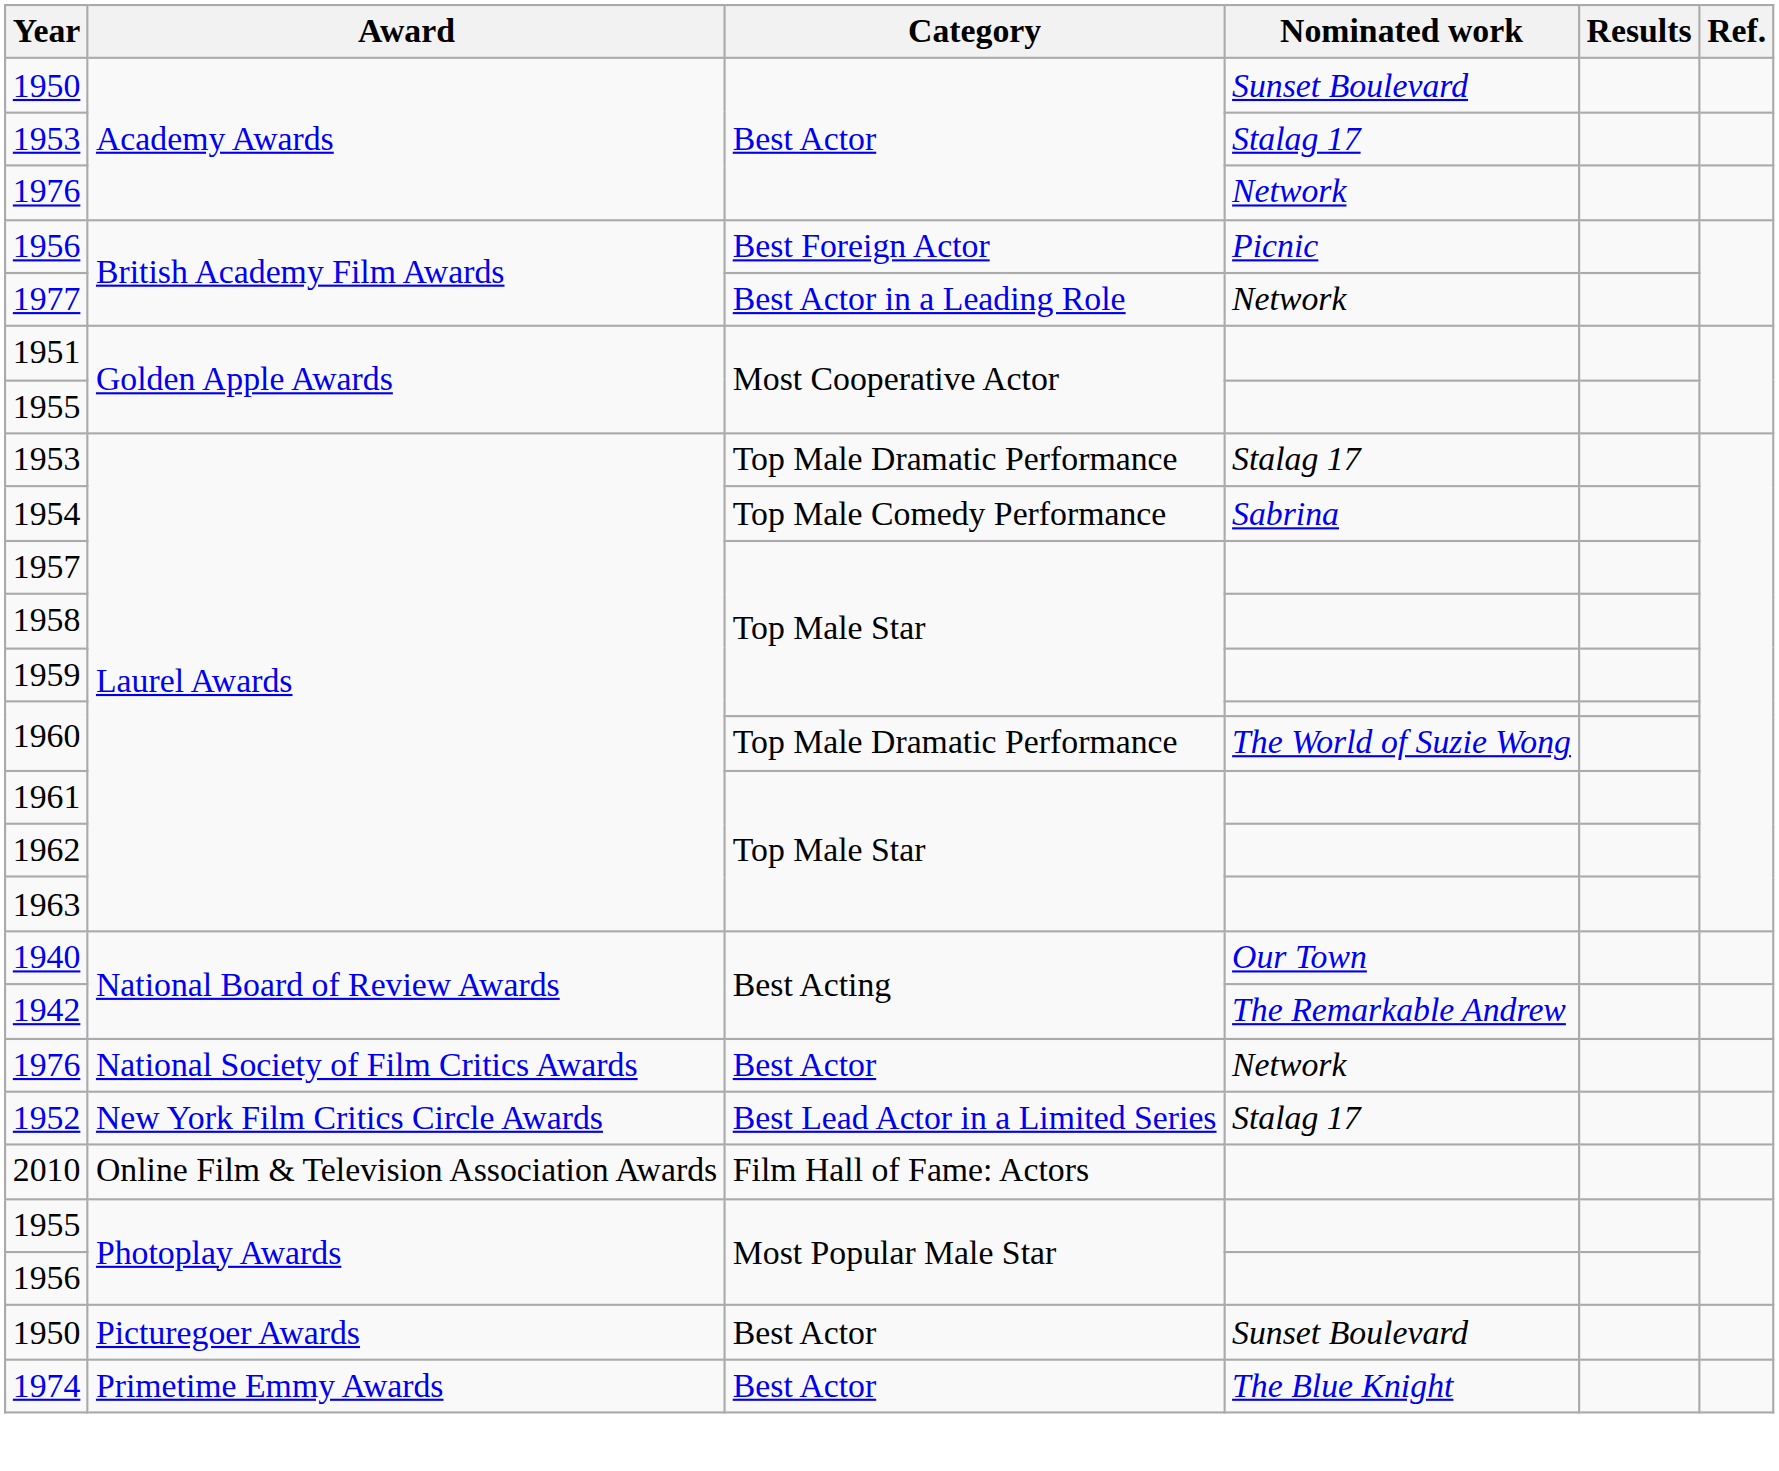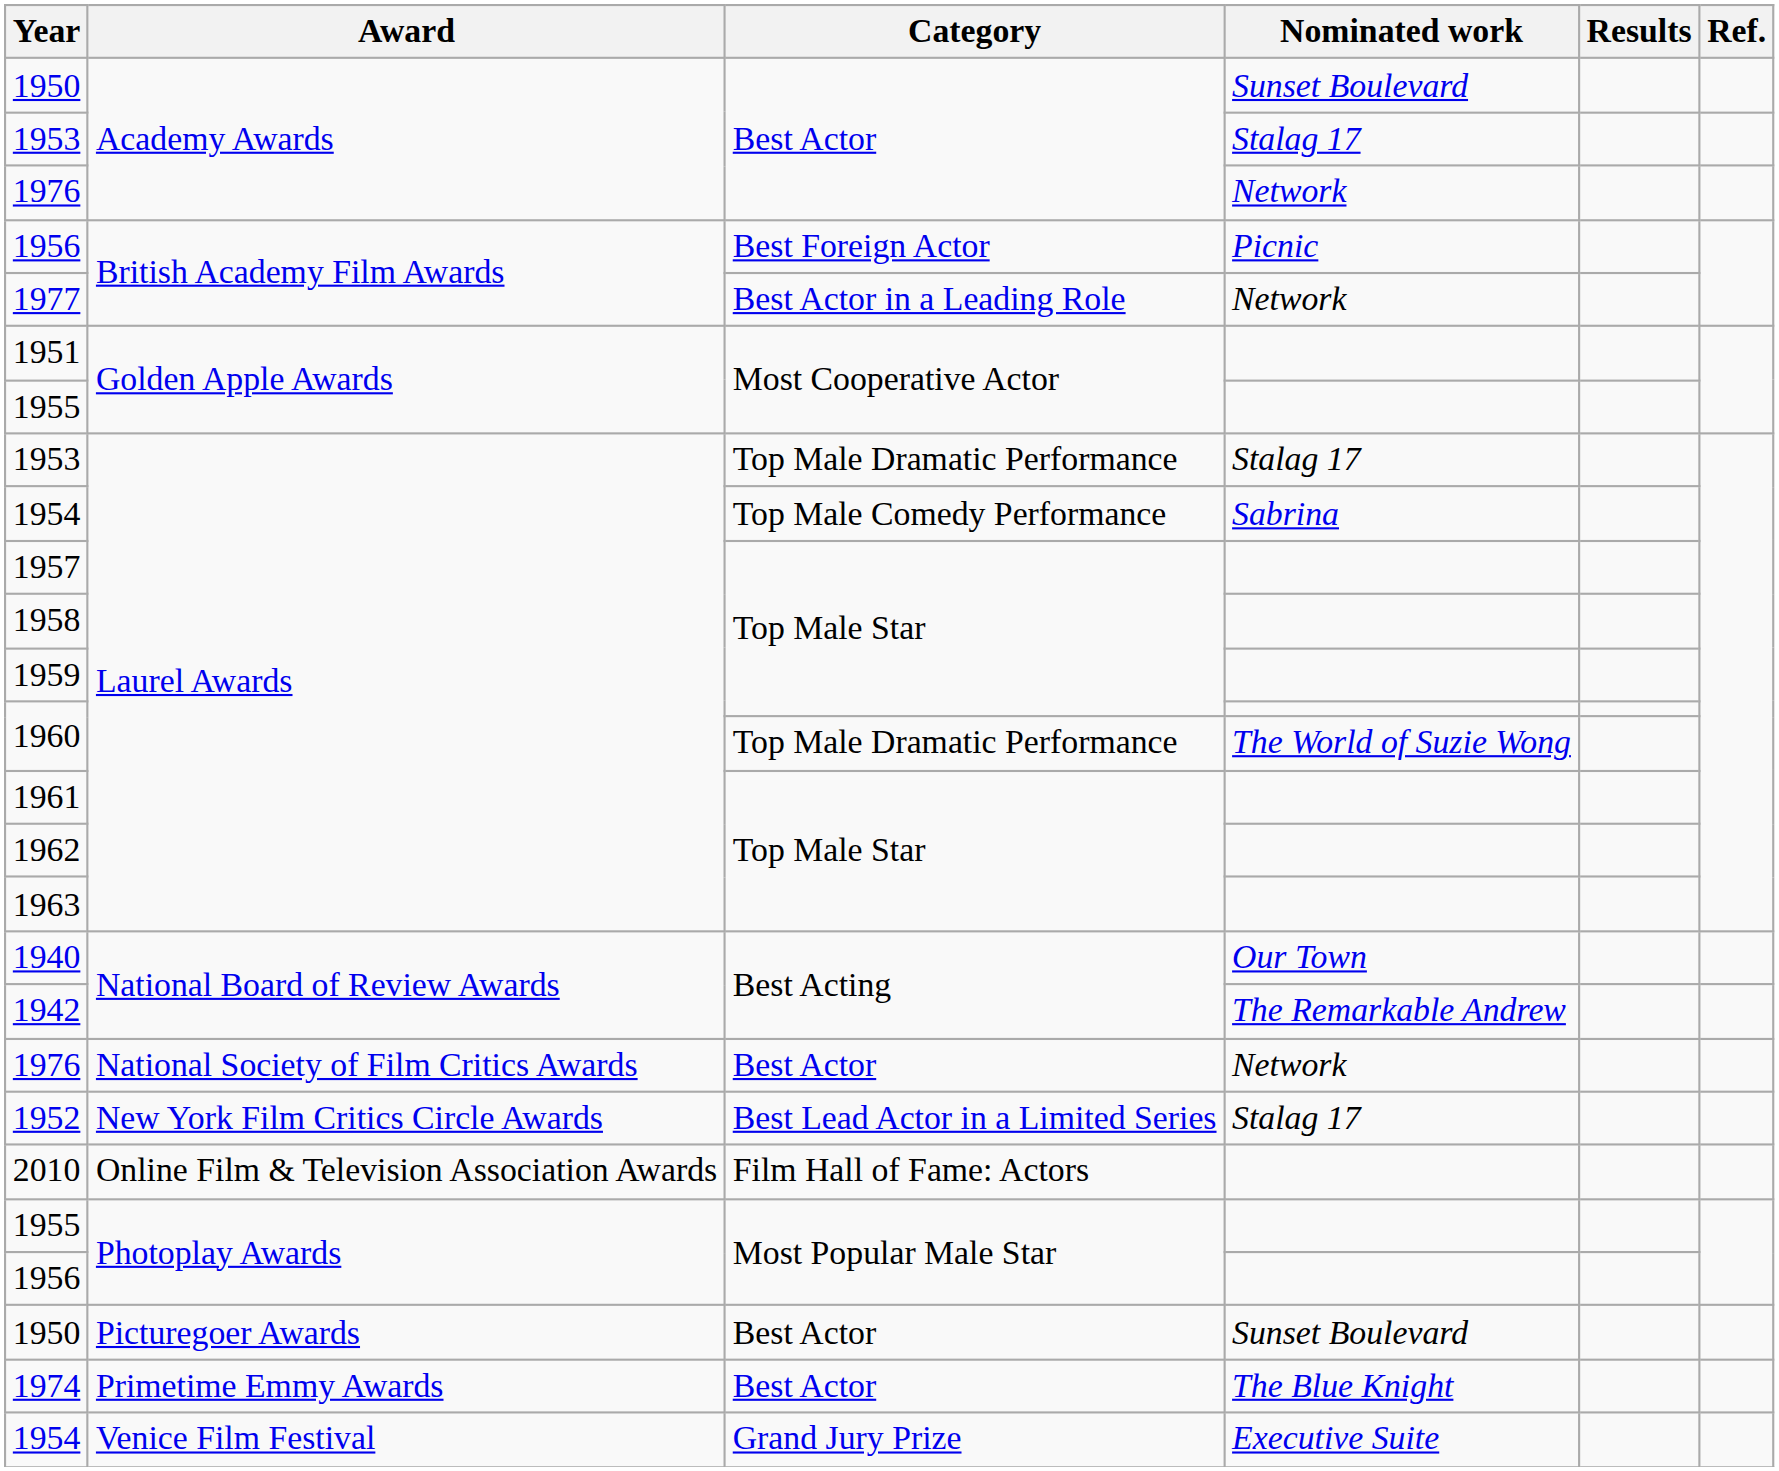+ row: (47, 1438)
